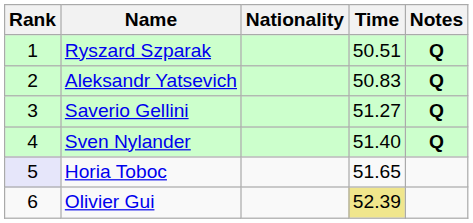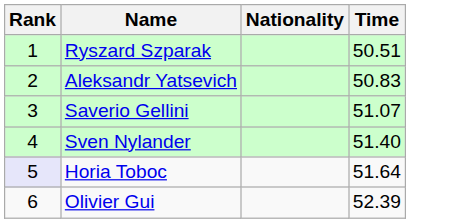- column: (436, 19)
(377, 111) 51.27 -> (377, 111) 51.07
(377, 171) 51.65 -> (377, 171) 51.64
(377, 202) khaki background -> (377, 202) no background
